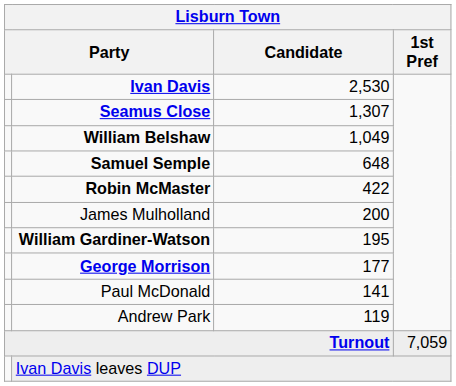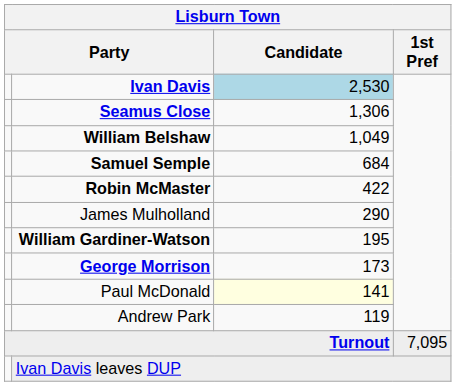(369, 86) no background -> (369, 86) lightblue background
(369, 112) 1,307 -> (369, 112) 1,306
(376, 163) 648 -> (376, 163) 684
(376, 214) 200 -> (376, 214) 290
(376, 266) 177 -> (376, 266) 173
(376, 291) no background -> (376, 291) lightyellow background
(427, 343) 7,059 -> (427, 343) 7,095
